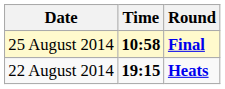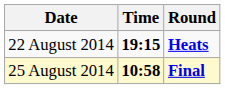rows swapped: (61, 70) <-> (61, 44)
